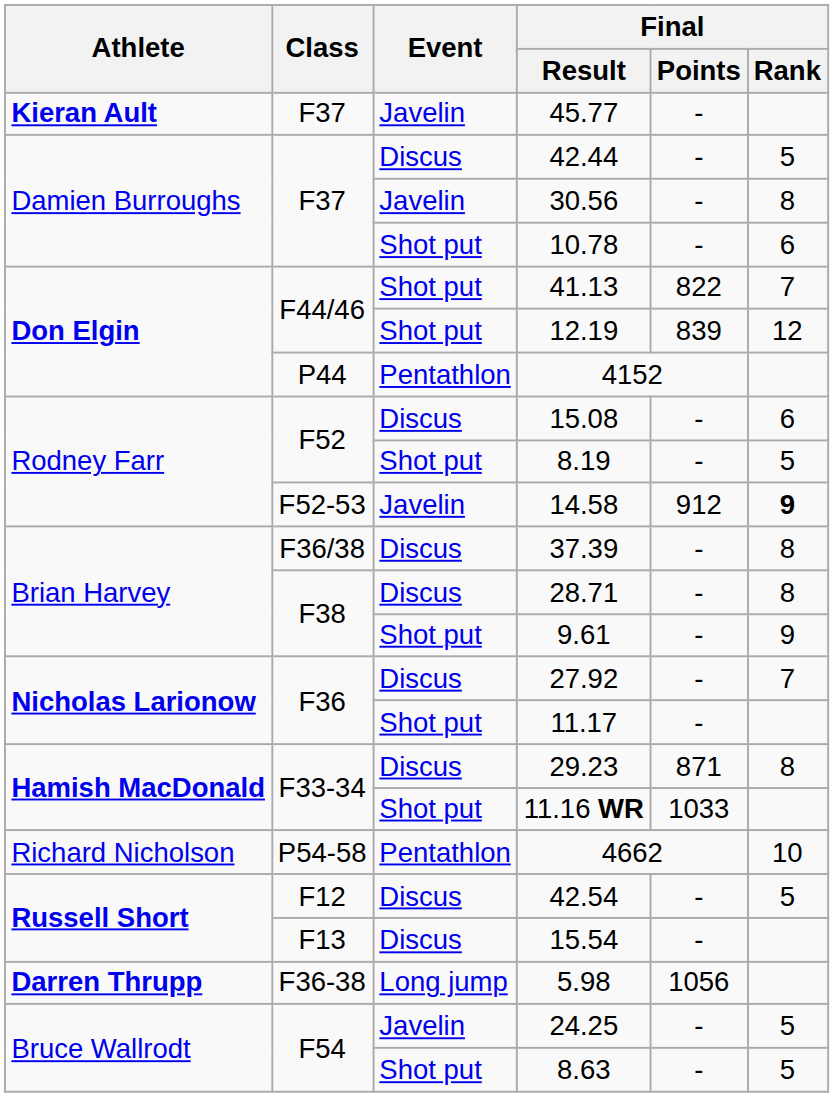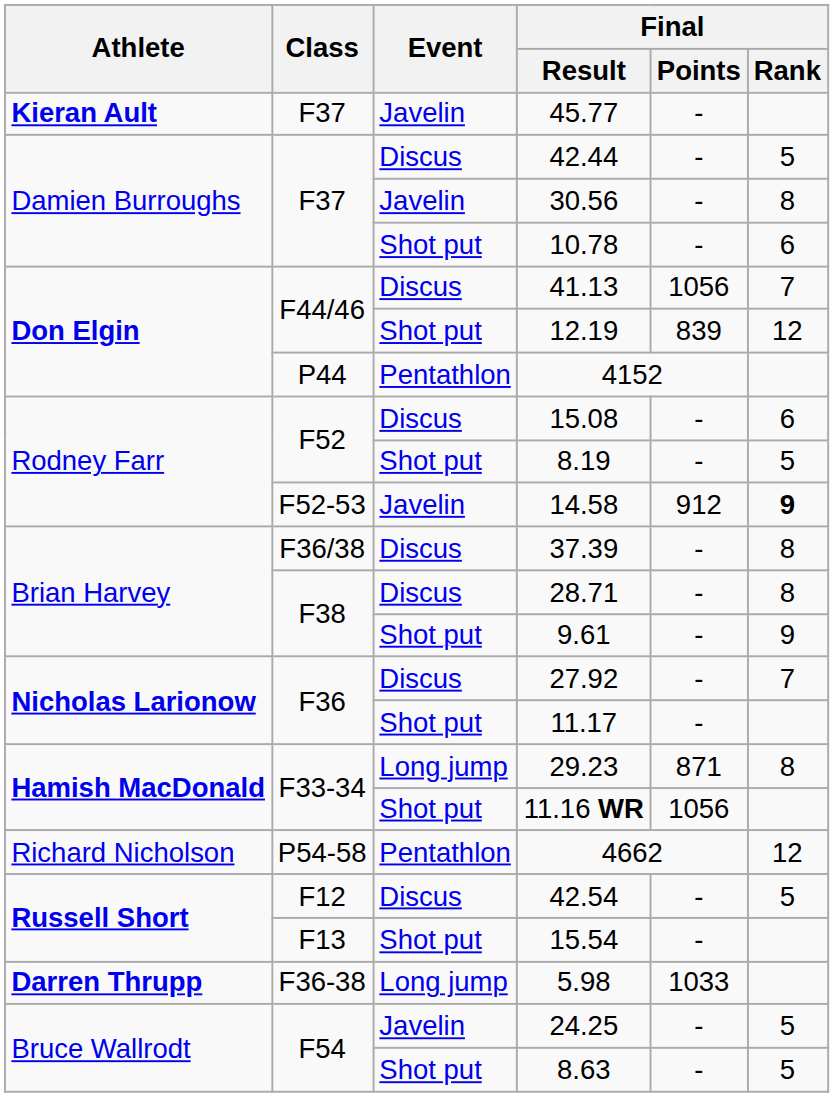(431, 288) Shot put -> (421, 288) Discus
(699, 288) 822 -> (699, 288) 1056
(421, 766) Discus -> (444, 766) Long jump
(699, 809) 1033 -> (699, 809) 1056
(787, 853) 10 -> (787, 853) 12
(421, 940) Discus -> (431, 940) Shot put
(699, 983) 1056 -> (699, 983) 1033
